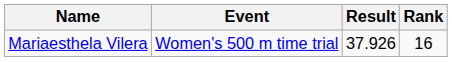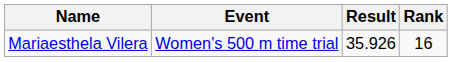(371, 43) 37.926 -> (371, 43) 35.926
